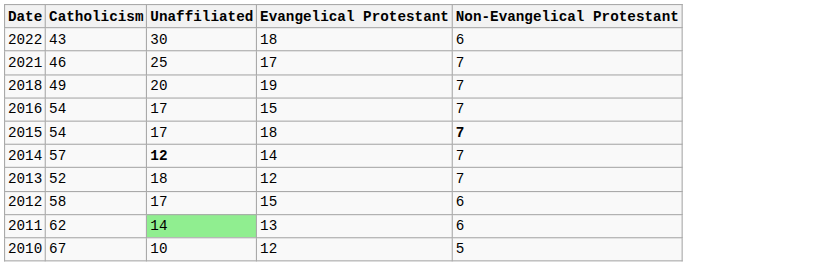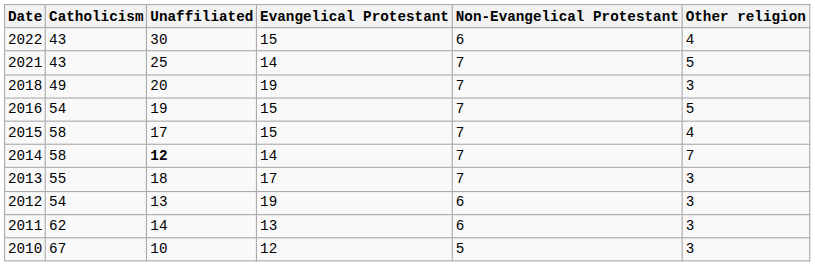+ column: (746, 16)
(269, 40) 18 -> (269, 40) 15
(58, 63) 46 -> (58, 63) 43
(269, 63) 17 -> (269, 63) 14
(159, 109) 17 -> (159, 109) 19
(58, 133) 54 -> (58, 133) 58
(269, 133) 18 -> (269, 133) 15
(460, 133) bold -> (460, 133) normal
(58, 156) 57 -> (58, 156) 58
(58, 179) 52 -> (58, 179) 55
(269, 179) 12 -> (269, 179) 17
(58, 203) 58 -> (58, 203) 54
(159, 203) 17 -> (159, 203) 13
(269, 203) 15 -> (269, 203) 19
(159, 226) lightgreen background -> (159, 226) no background
